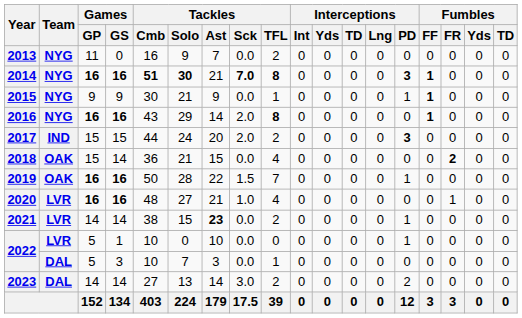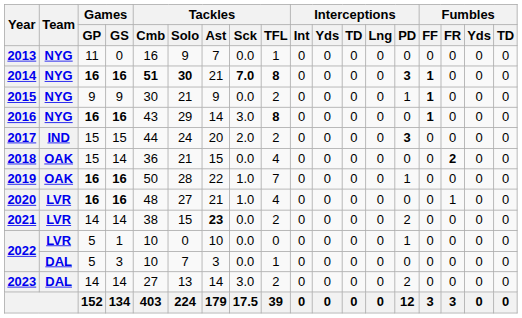(276, 55) 2 -> (276, 55) 1
(276, 96) 1 -> (276, 96) 2
(245, 117) 2.0 -> (245, 117) 3.0
(245, 179) 1.5 -> (245, 179) 1.0
(407, 220) 1 -> (407, 220) 2
